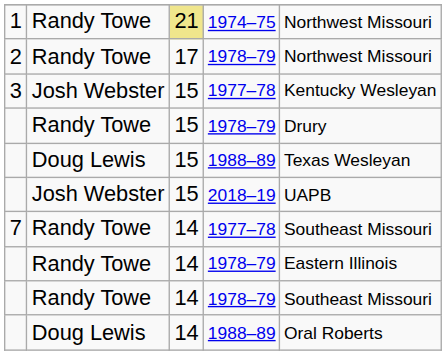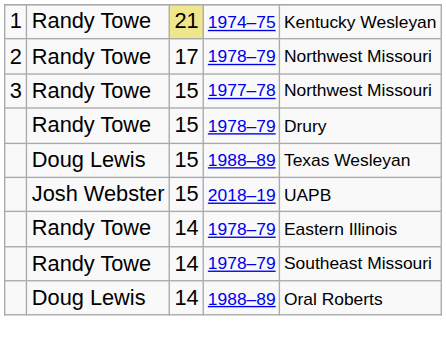(358, 22) Northwest Missouri -> (360, 22) Kentucky Wesleyan
(98, 90) Josh Webster -> (92, 90) Randy Towe
(360, 91) Kentucky Wesleyan -> (358, 91) Northwest Missouri
- row: (16, 228)
